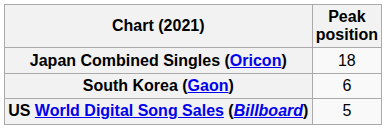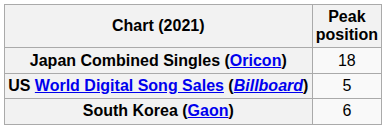rows swapped: (158, 85) <-> (158, 111)
